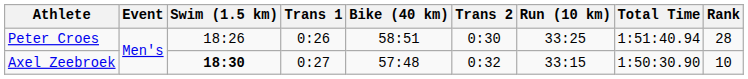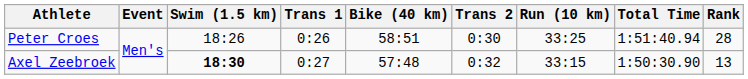(724, 62) 10 -> (724, 62) 13
